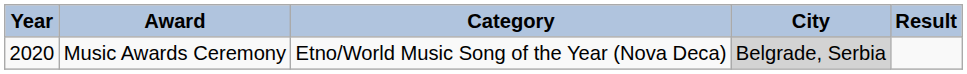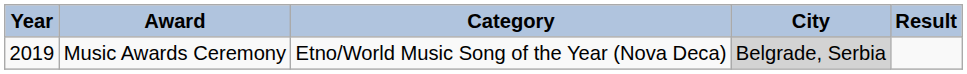(32, 53) 2020 -> (32, 53) 2019
